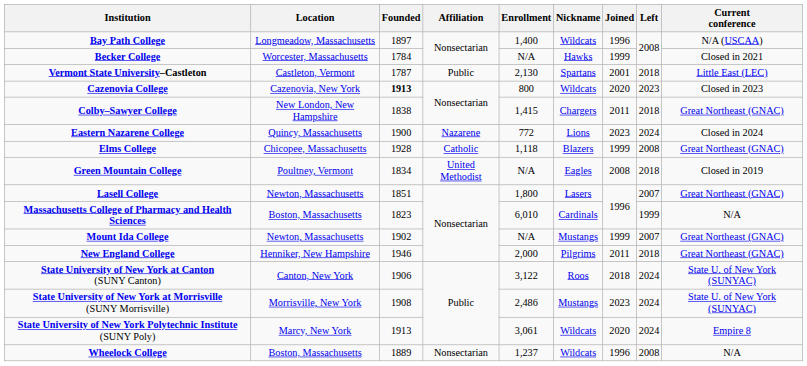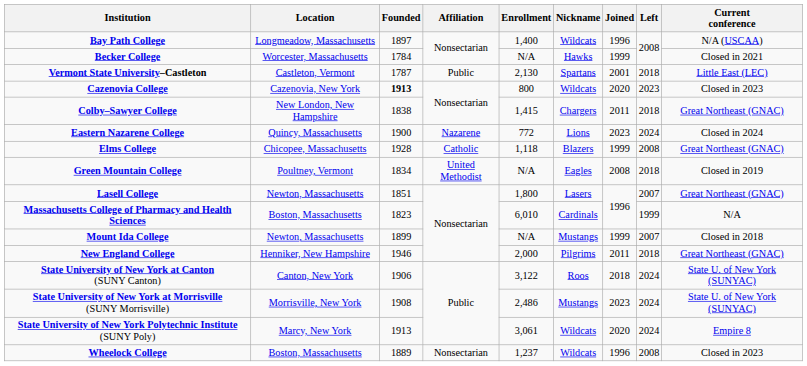(401, 237) 1902 -> (401, 237) 1899
(732, 237) Great Northeast (GNAC) -> (732, 237) Closed in 2018
(732, 353) N/A -> (732, 353) Closed in 2023
